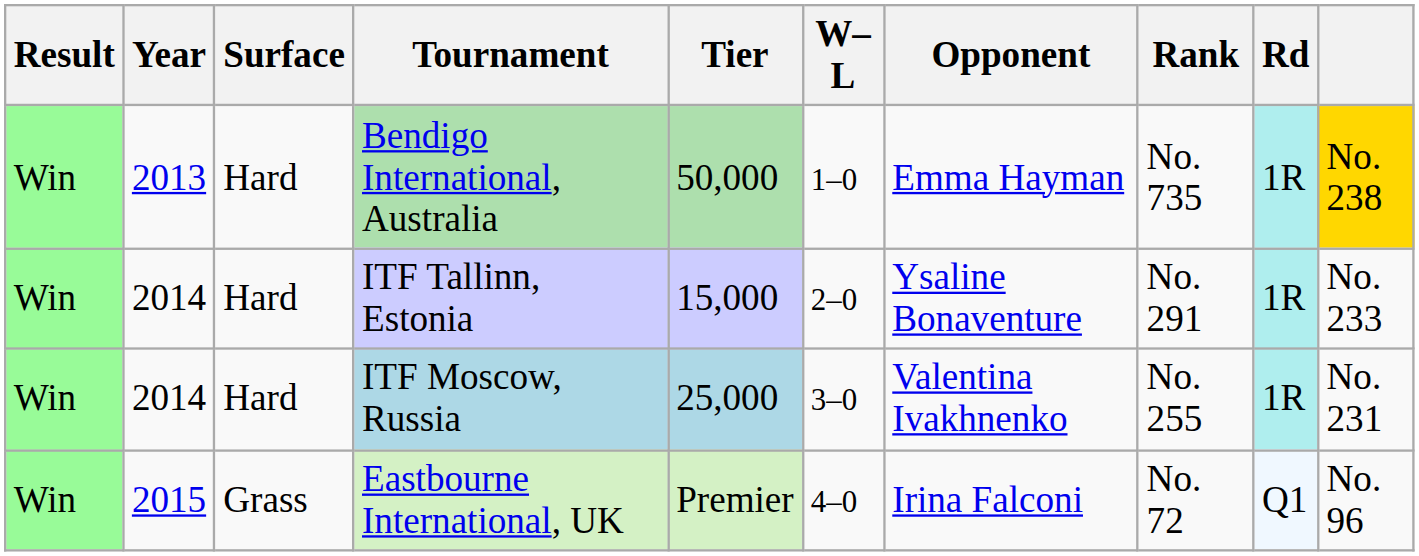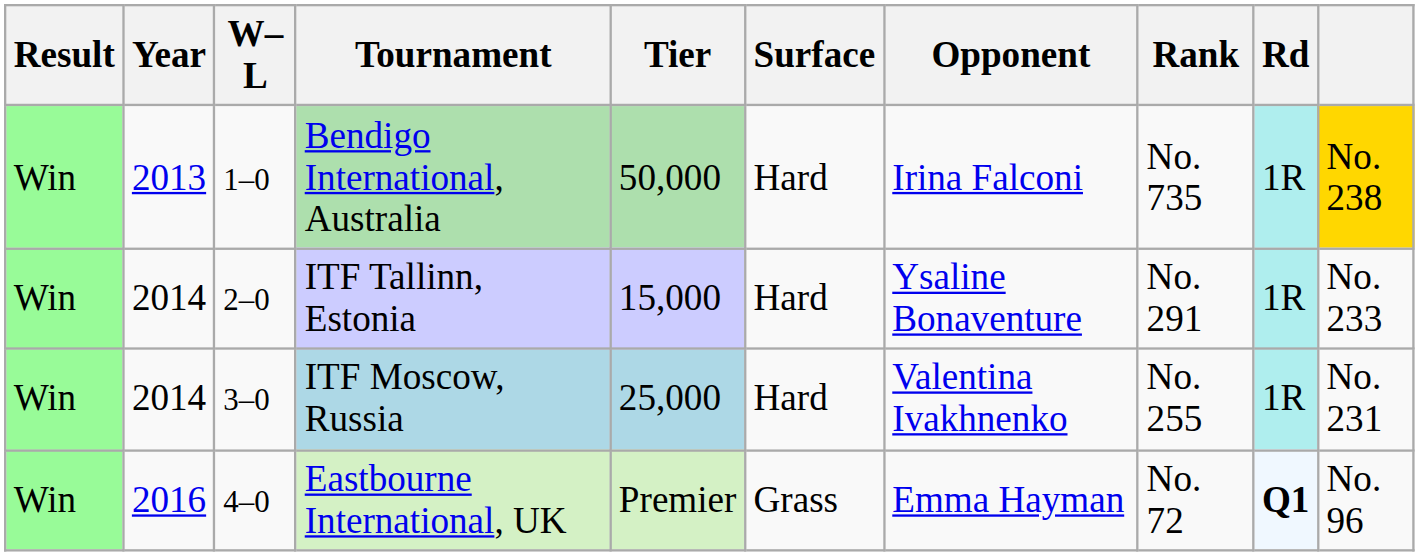columns swapped: (843, 54) <-> (284, 54)
(1008, 176) Emma Hayman -> (988, 176) Irina Falconi
(169, 499) 2015 -> (169, 499) 2016
(988, 499) Irina Falconi -> (1008, 499) Emma Hayman
(1285, 499) normal -> (1286, 499) bold
